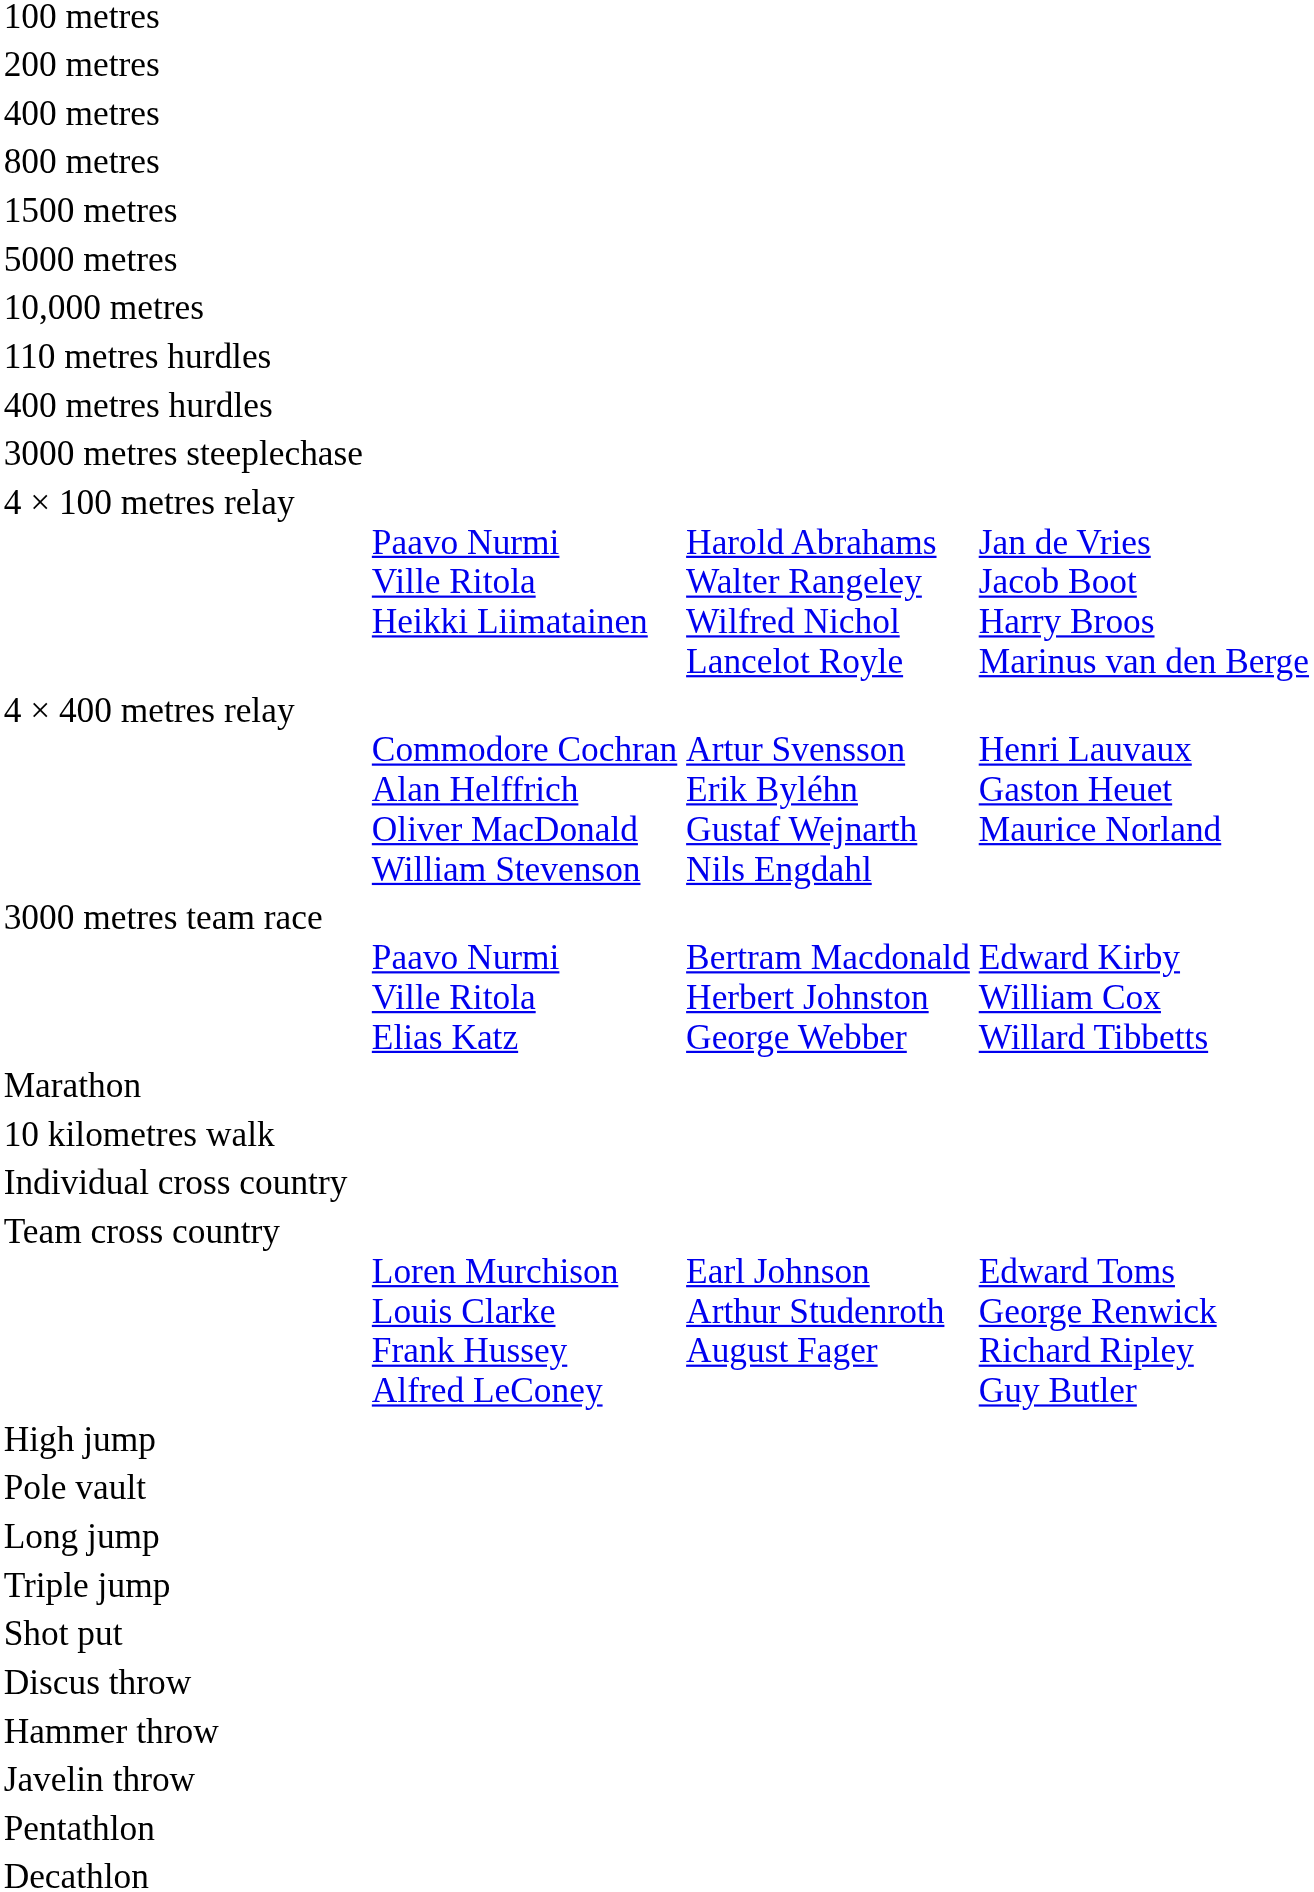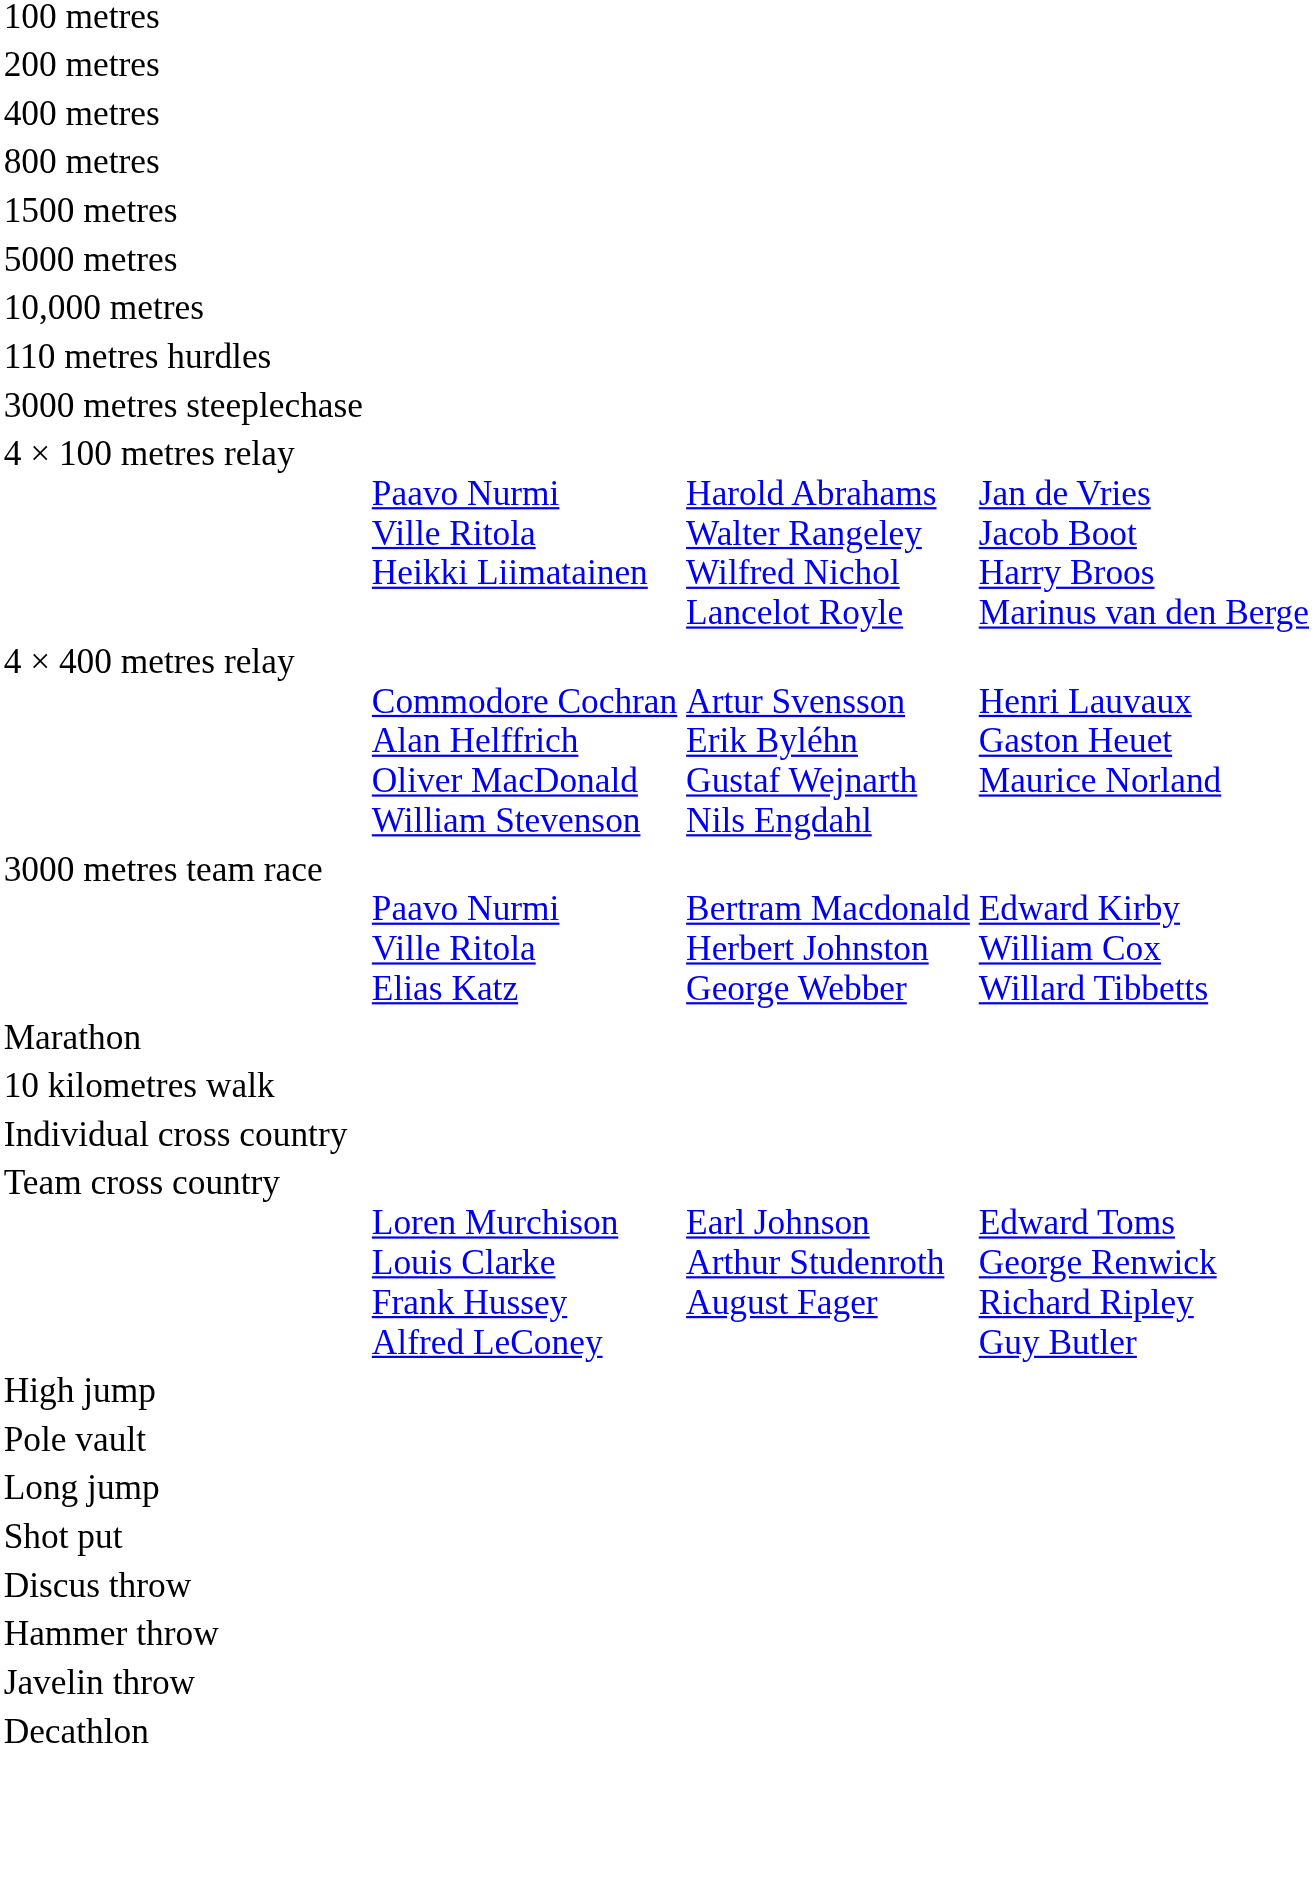- row: (138, 404)
- row: (87, 1585)
- row: (79, 1828)
